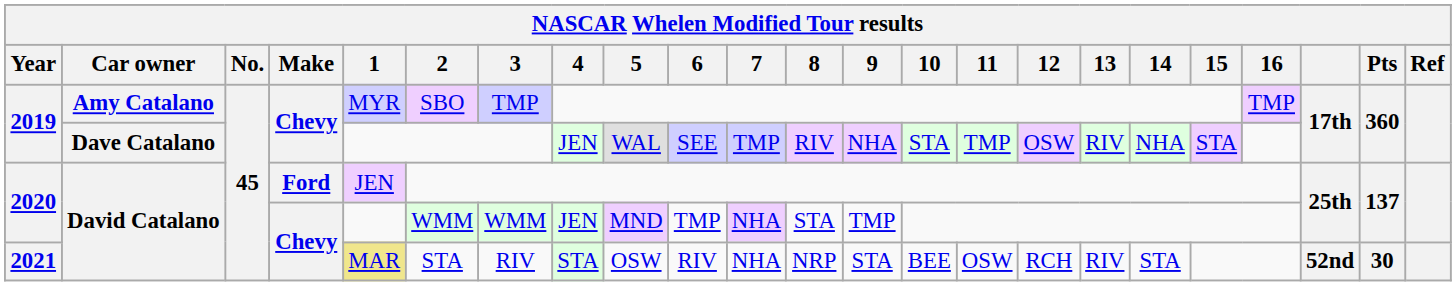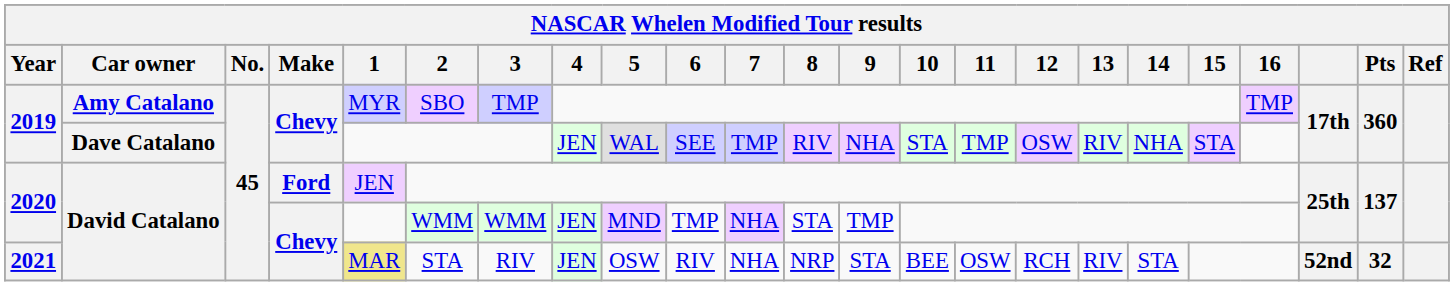(578, 261) STA -> (577, 261) JEN
(1382, 261) 30 -> (1380, 261) 32
